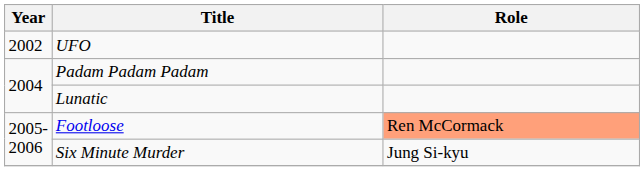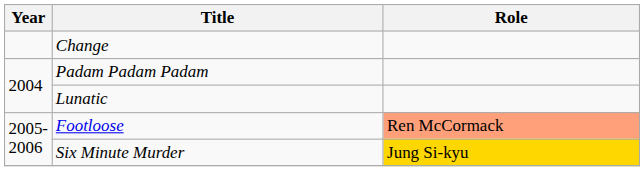- row: (73, 44)
+ row: (82, 44)
(428, 152) no background -> (428, 152) gold background
